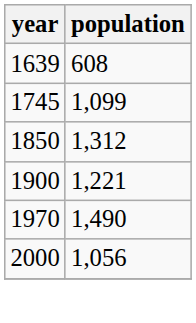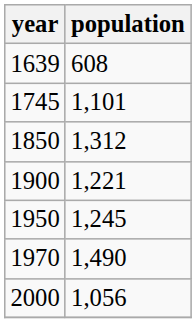(99, 102) 1,099 -> (99, 102) 1,101
+ row: (35, 219)
